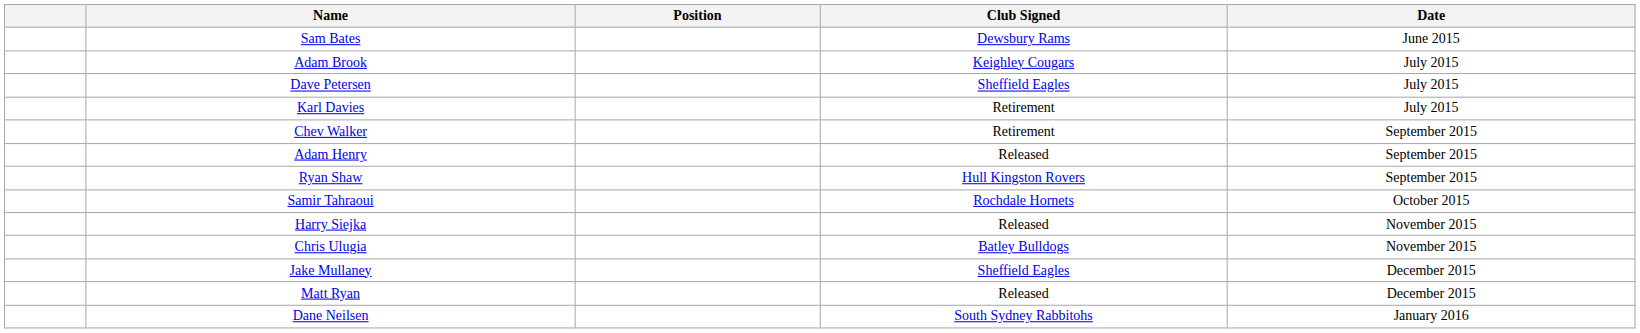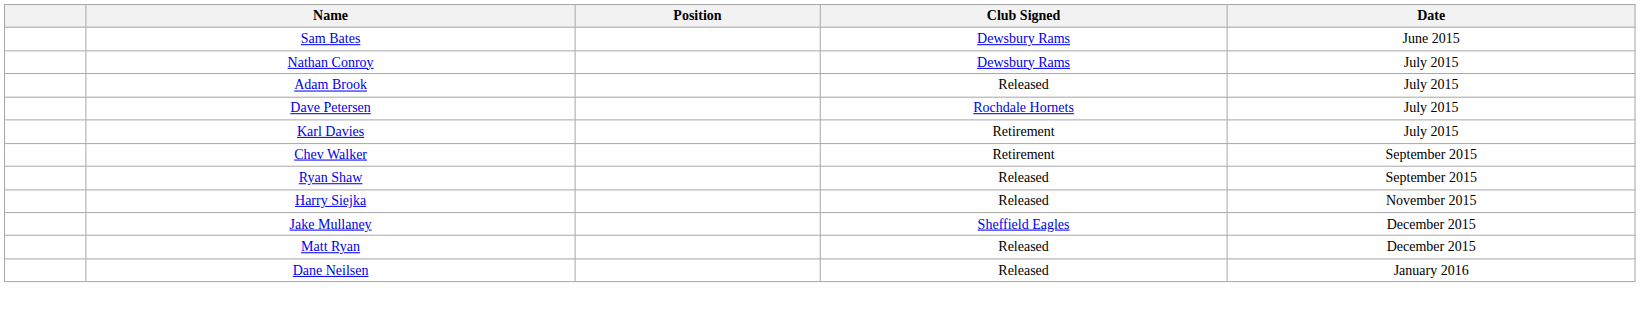+ row: (331, 61)
(1024, 61) Keighley Cougars -> (1024, 84) Released
(1024, 84) Sheffield Eagles -> (1024, 108) Rochdale Hornets
- row: (331, 154)
(1024, 177) Hull Kingston Rovers -> (1024, 177) Released
- row: (331, 200)
- row: (331, 246)
(1024, 316) South Sydney Rabbitohs -> (1024, 269) Released
